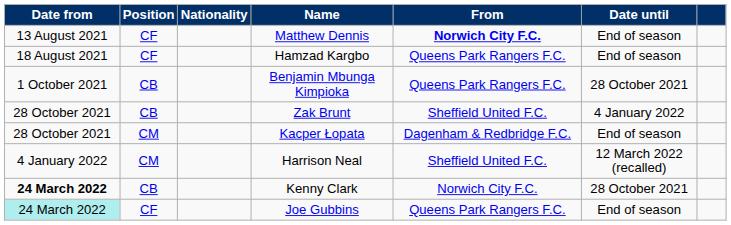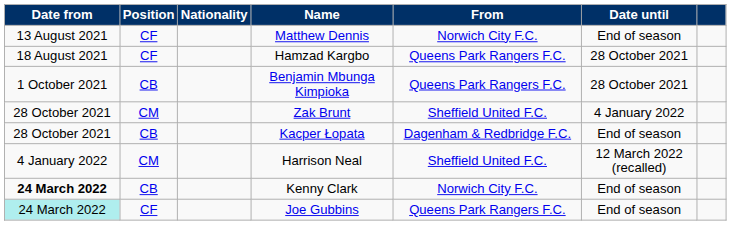(487, 36) bold -> (487, 36) normal
(639, 57) End of season -> (639, 57) 28 October 2021
(149, 113) CB -> (149, 113) CM
(149, 133) CM -> (149, 133) CB
(639, 189) 28 October 2021 -> (639, 189) End of season
